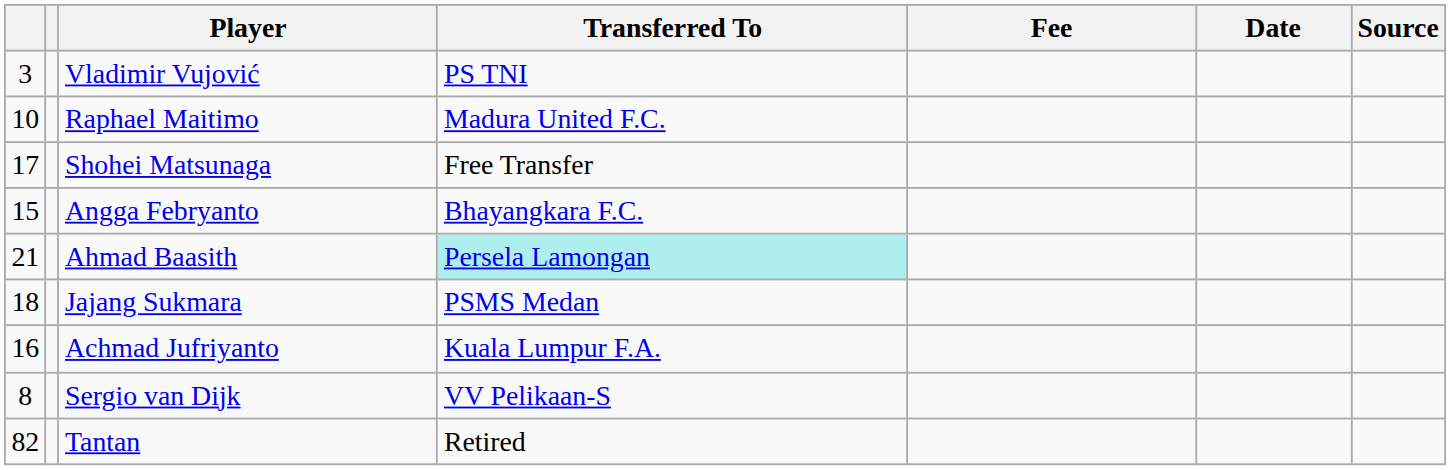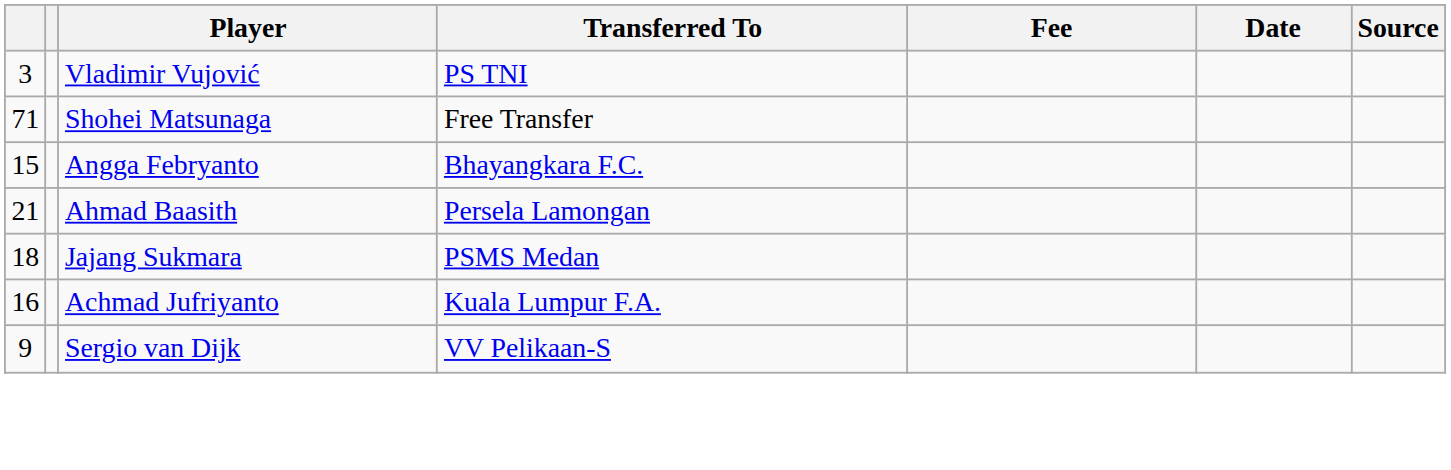- row: (162, 119)
(25, 165) 17 -> (25, 119) 71
(547, 256) paleturquoise background -> (547, 211) no background
(25, 394) 8 -> (25, 348) 9
- row: (103, 440)
